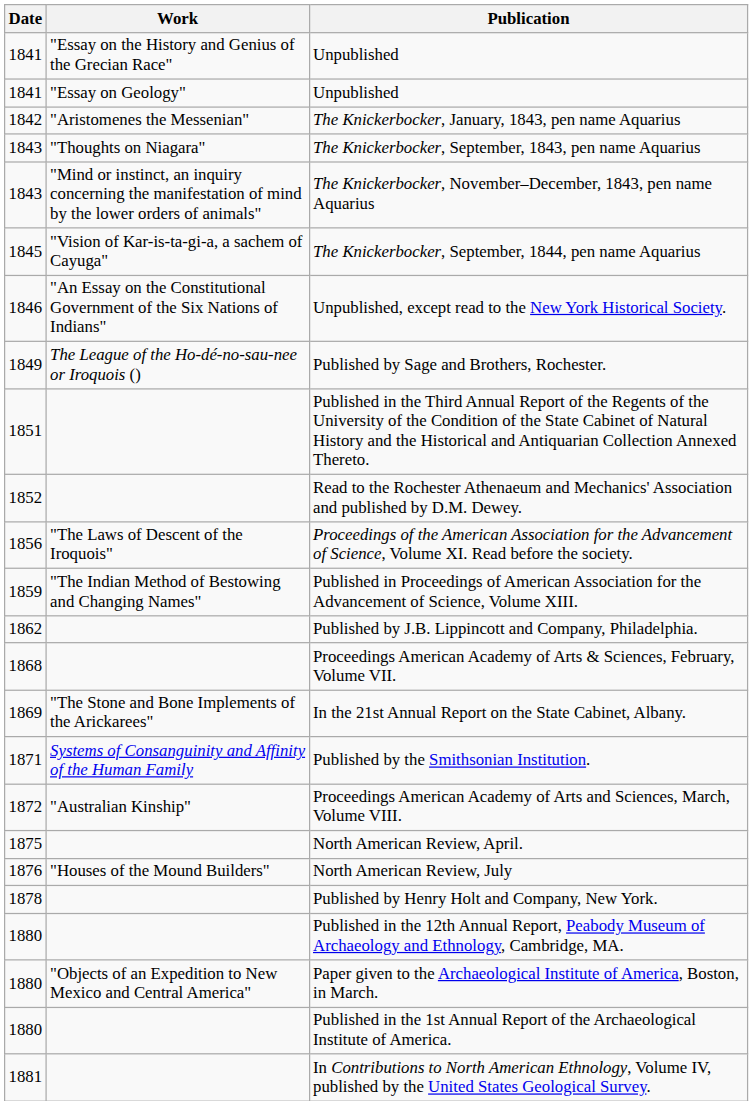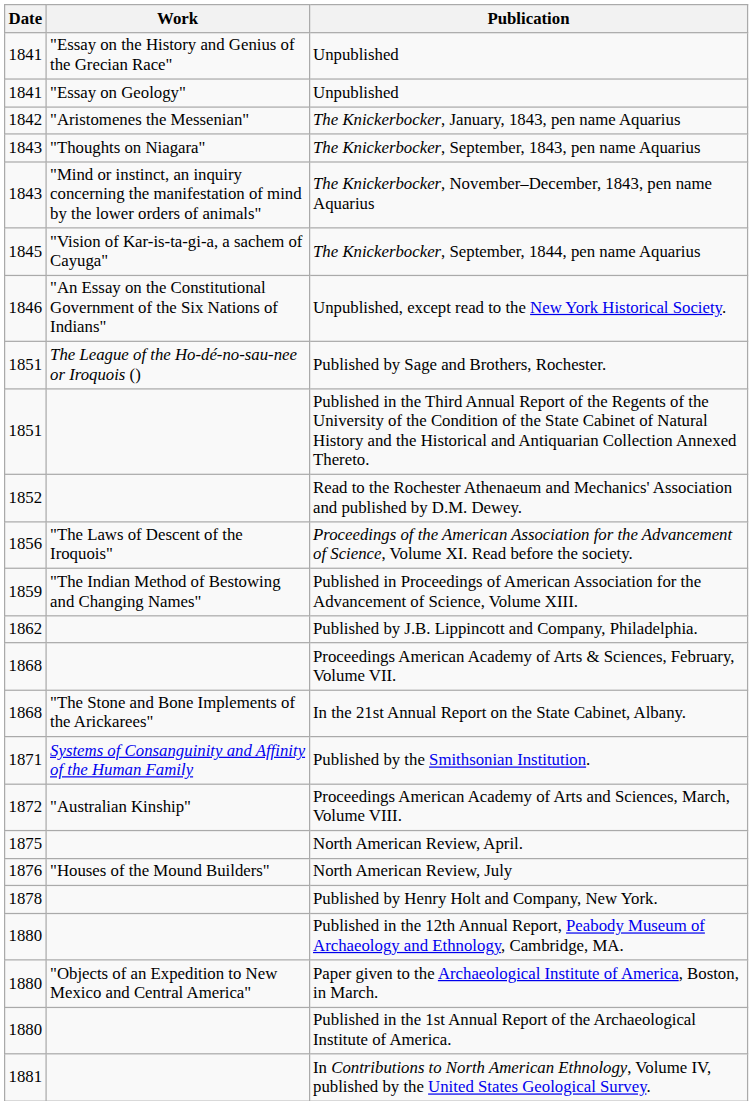(25, 364) 1849 -> (25, 364) 1851
(25, 712) 1869 -> (25, 712) 1868
